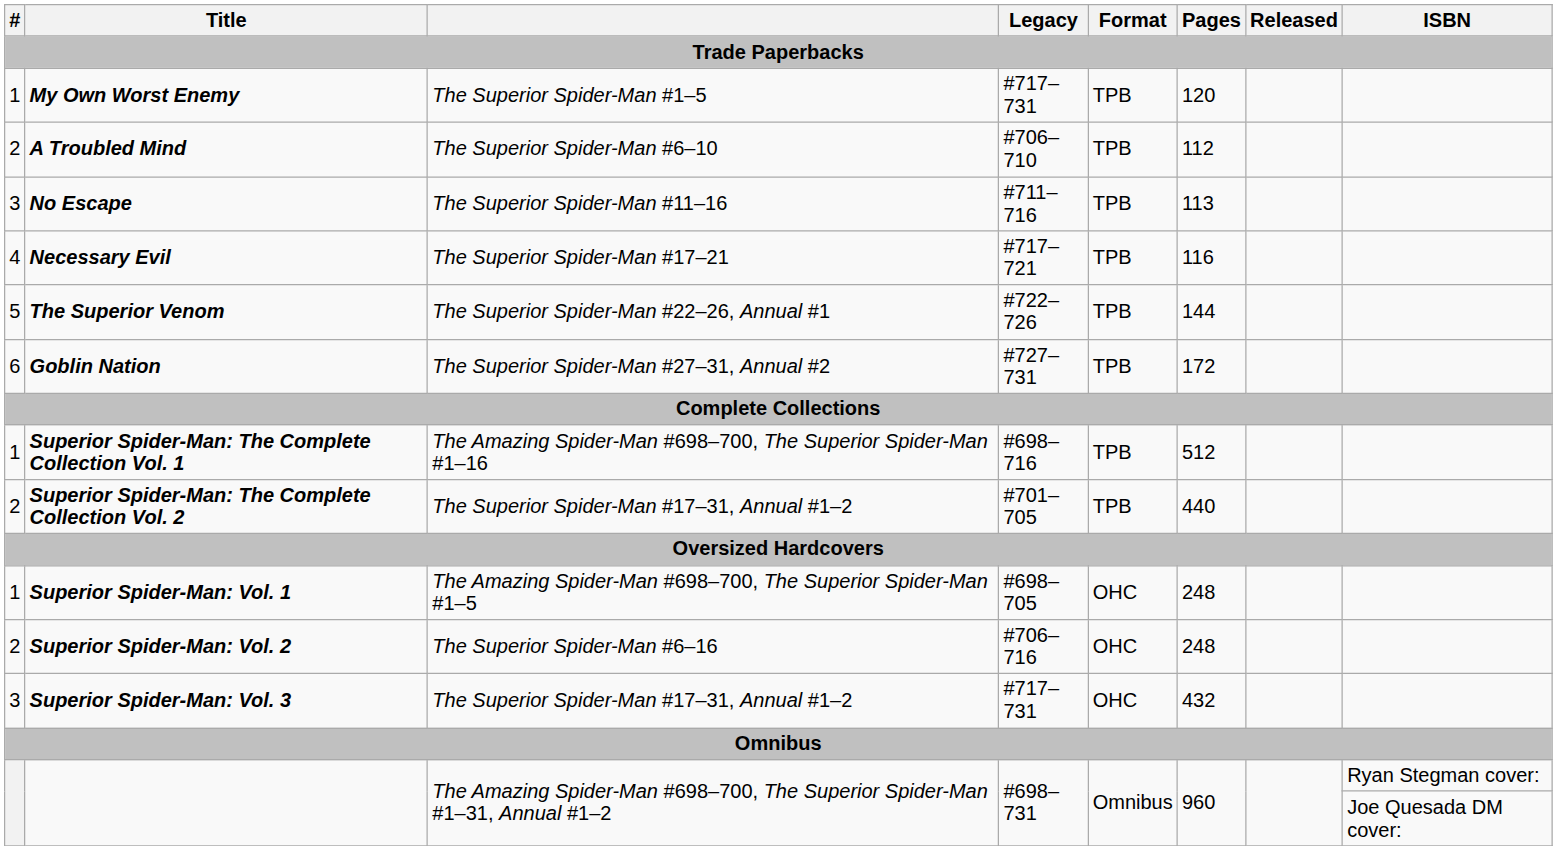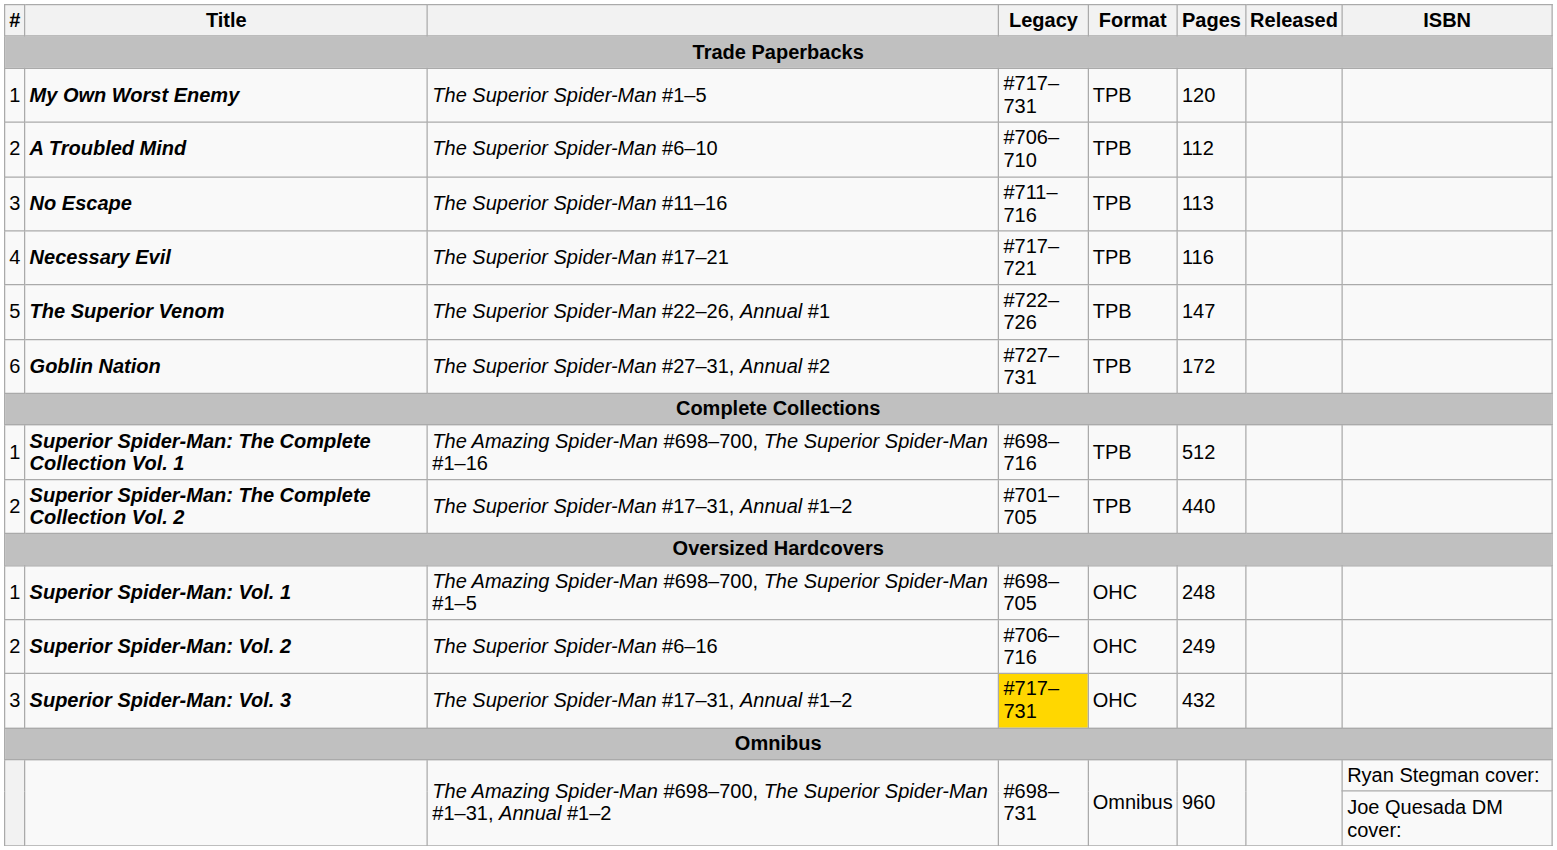(1199, 311) 144 -> (1199, 311) 147
(1199, 646) 248 -> (1199, 646) 249
(1031, 700) no background -> (1031, 700) gold background
